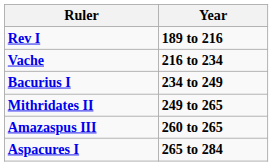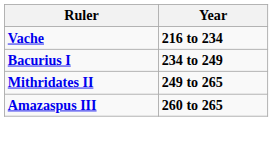- row: (24, 37)
- row: (43, 149)
